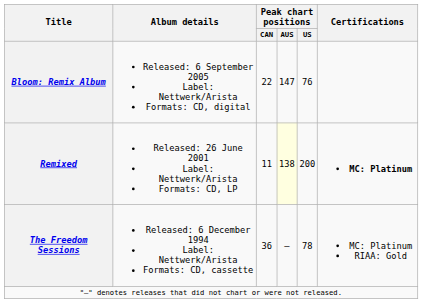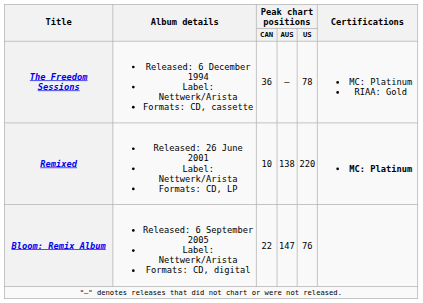rows swapped: (59, 246) <-> (59, 82)
(267, 164) 11 -> (267, 164) 10
(287, 164) lightyellow background -> (287, 164) no background
(307, 164) 200 -> (307, 164) 220
